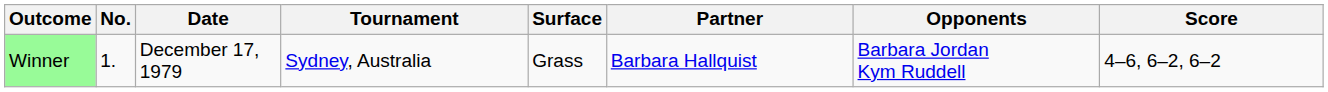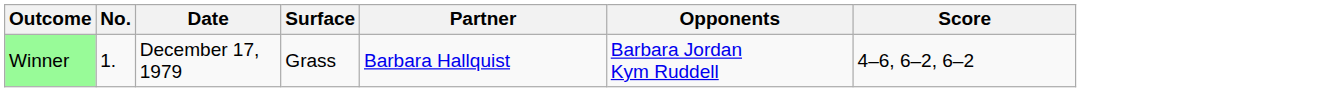- column: (404, 19)
